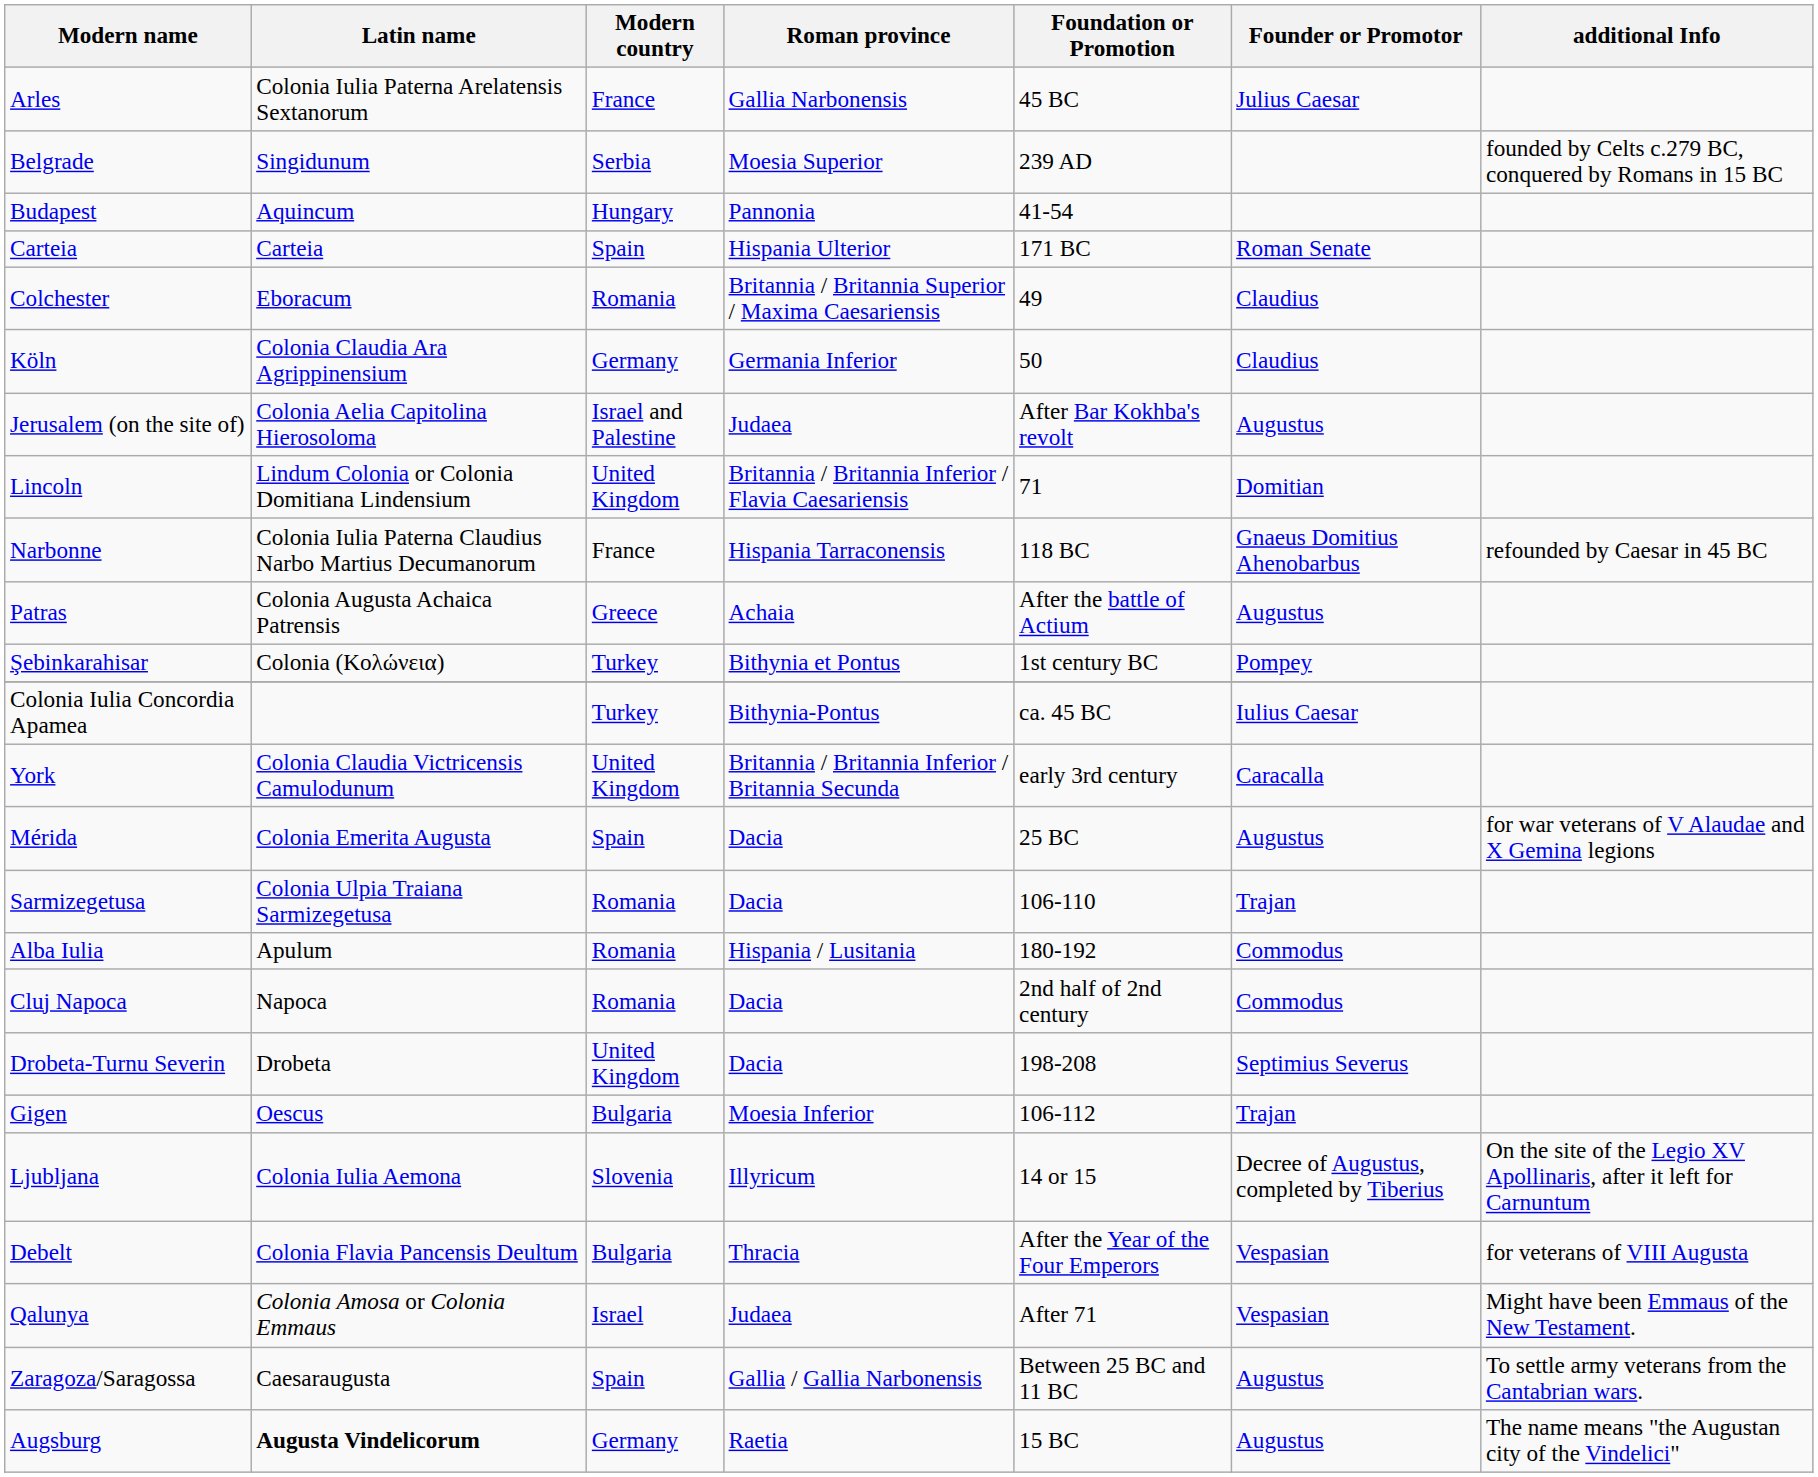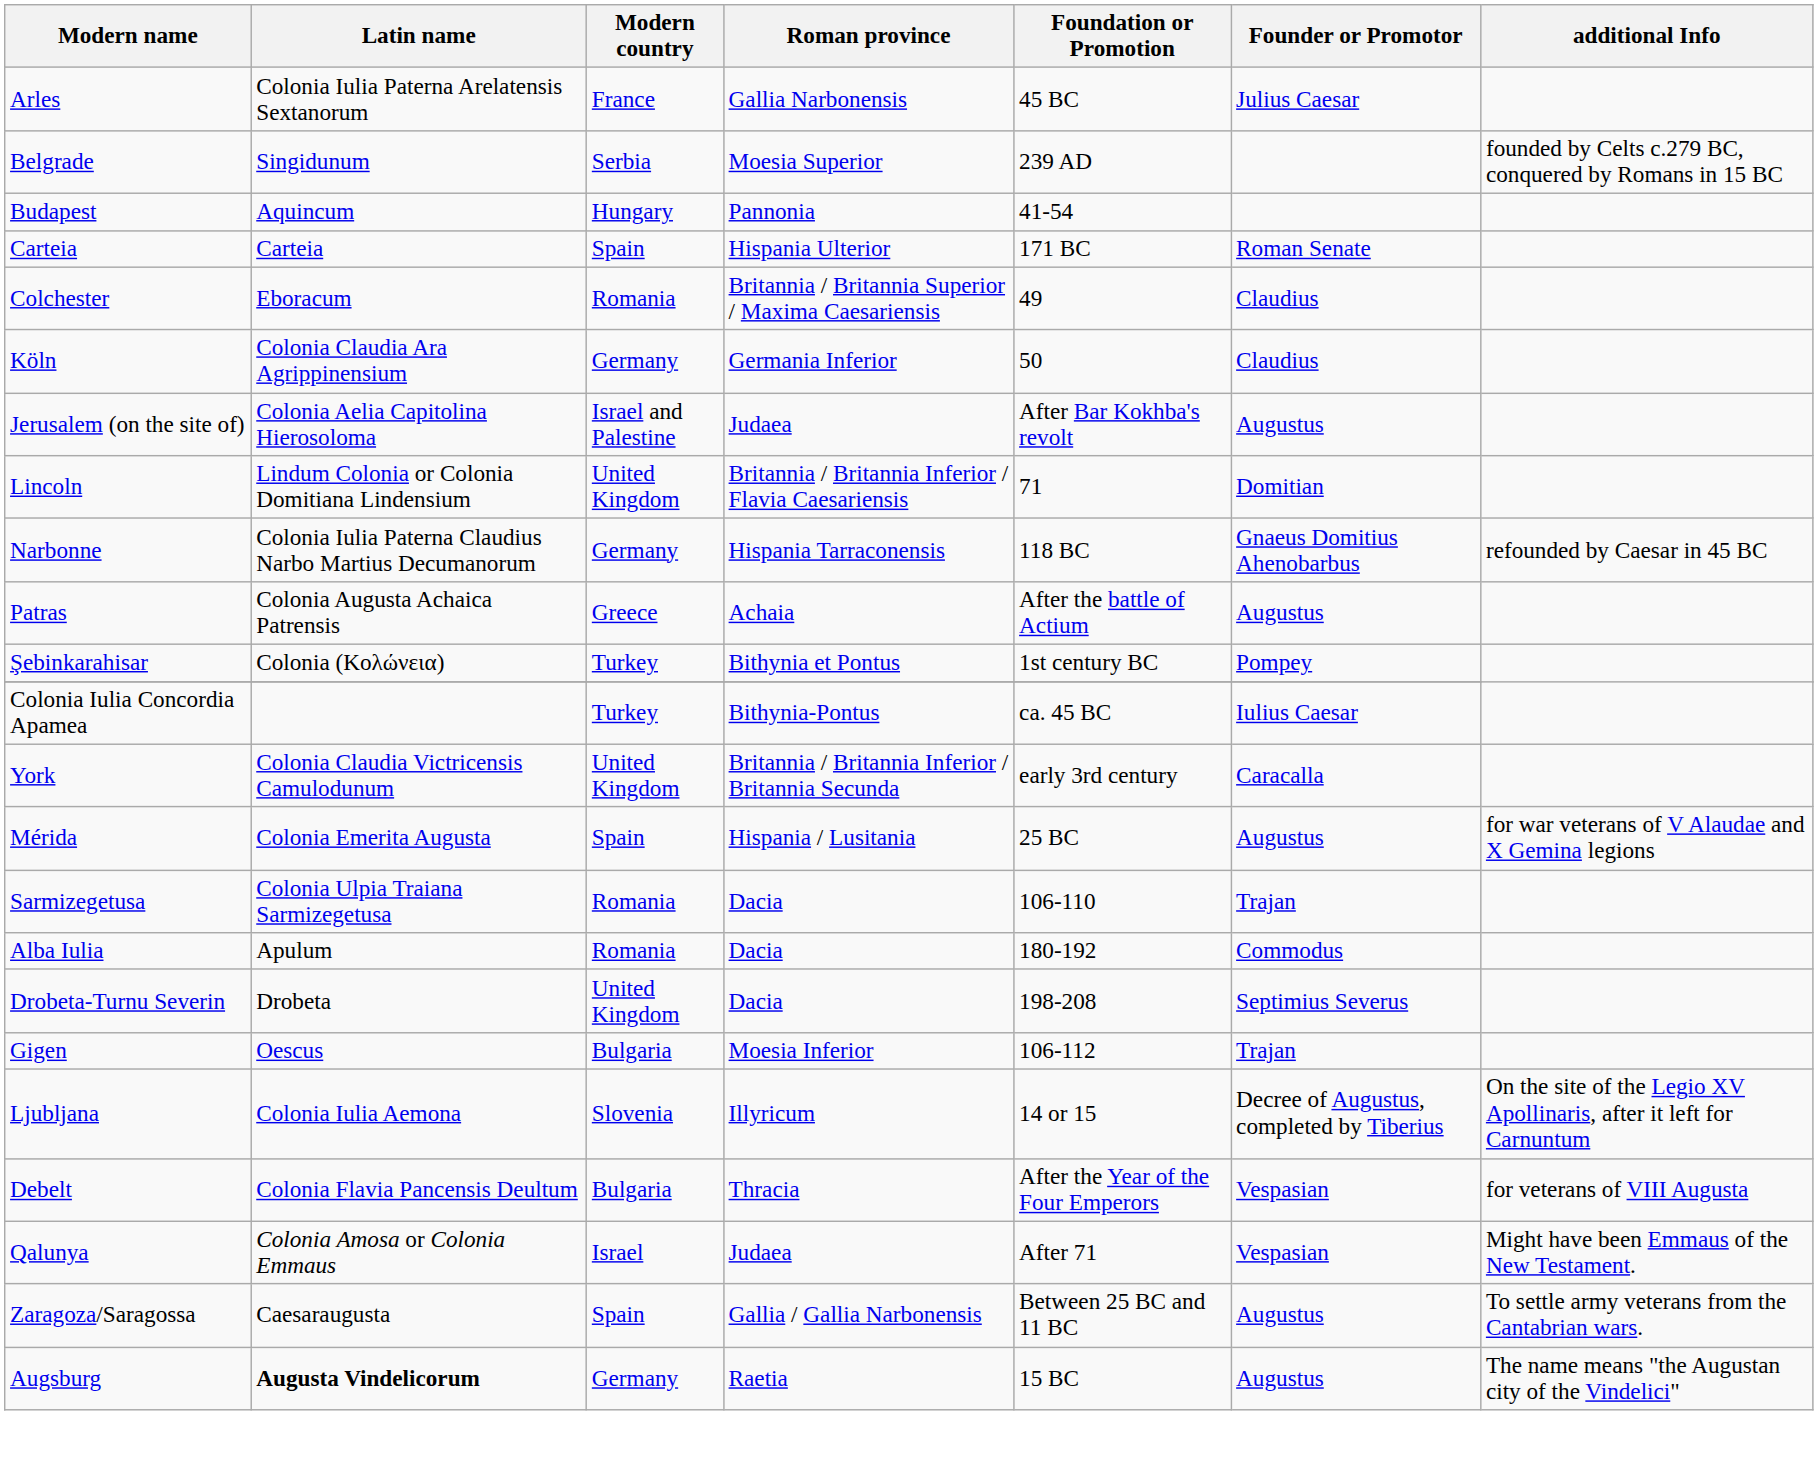(623, 549) France -> (635, 549) Germany
(756, 838) Dacia -> (822, 838) Hispania / Lusitania
(822, 950) Hispania / Lusitania -> (756, 950) Dacia
- row: (68, 1000)
